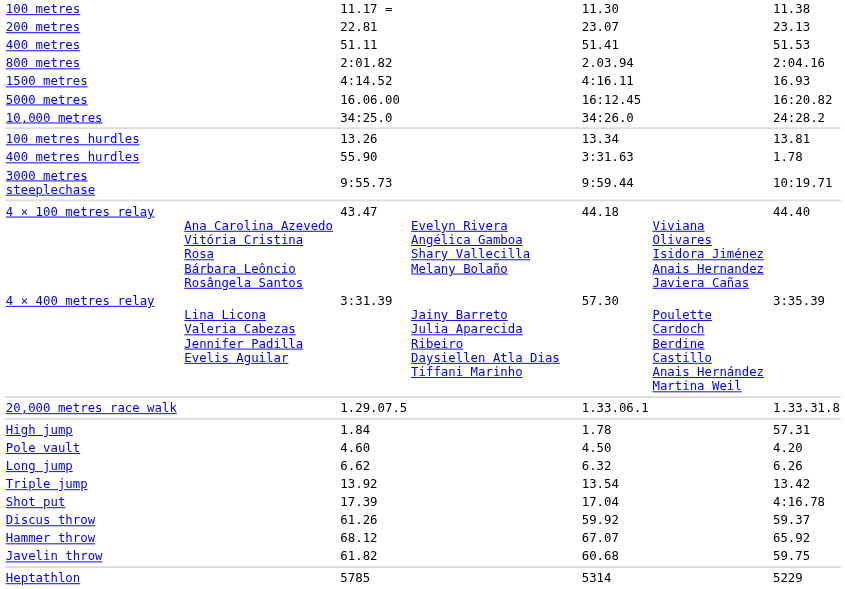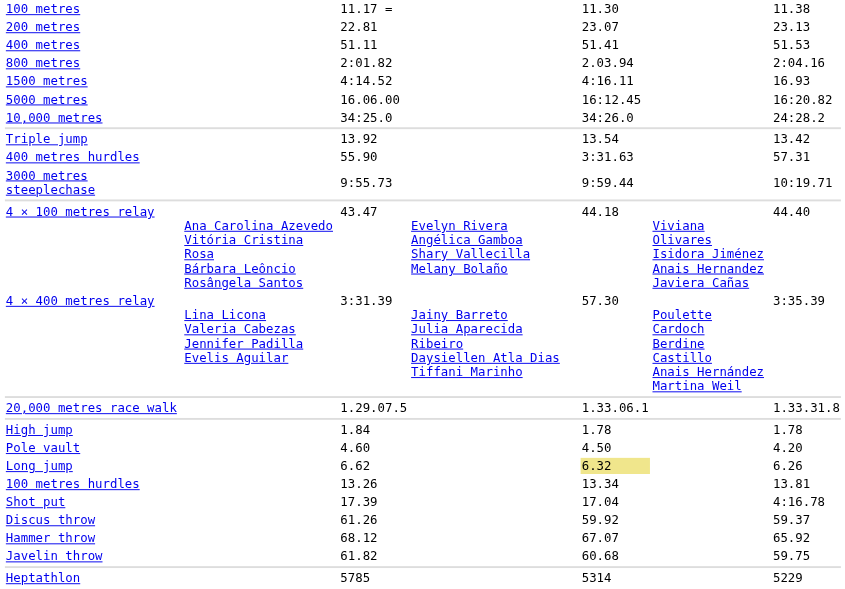rows swapped: (73, 139) <-> (47, 484)
(788, 157) 1.78 -> (792, 157) 57.31
(792, 430) 57.31 -> (788, 430) 1.78
(597, 466) no background -> (597, 466) khaki background
